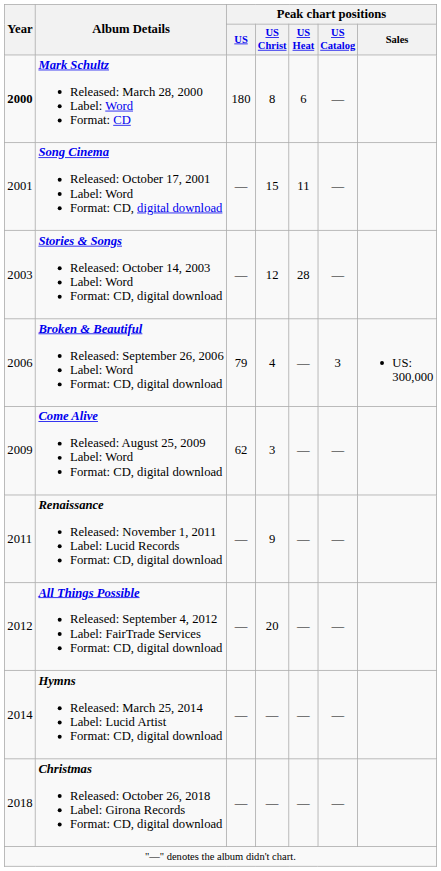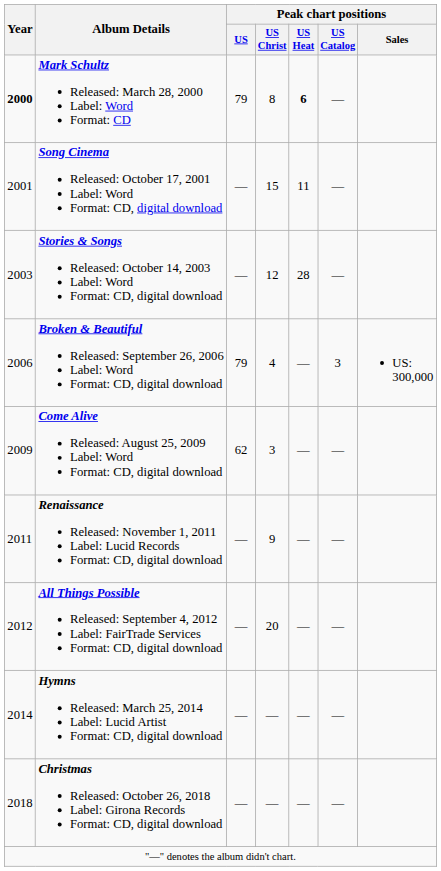(241, 98) 180 -> (241, 98) 79
(303, 98) normal -> (303, 98) bold
